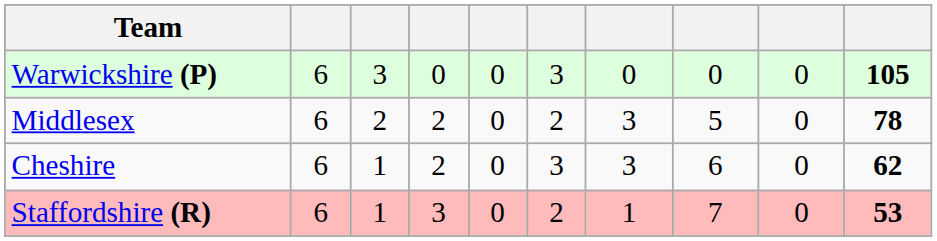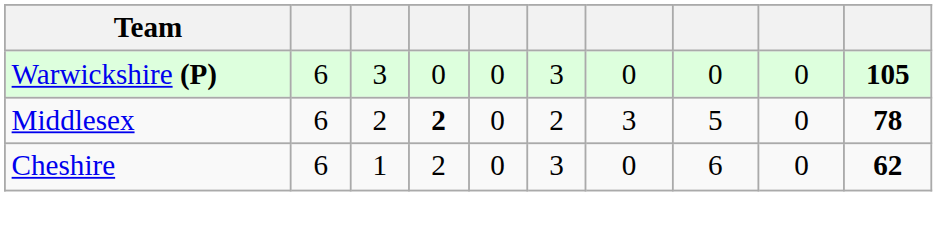(439, 119) normal -> (439, 119) bold
(629, 166) 3 -> (629, 166) 0
- row: (111, 212)
